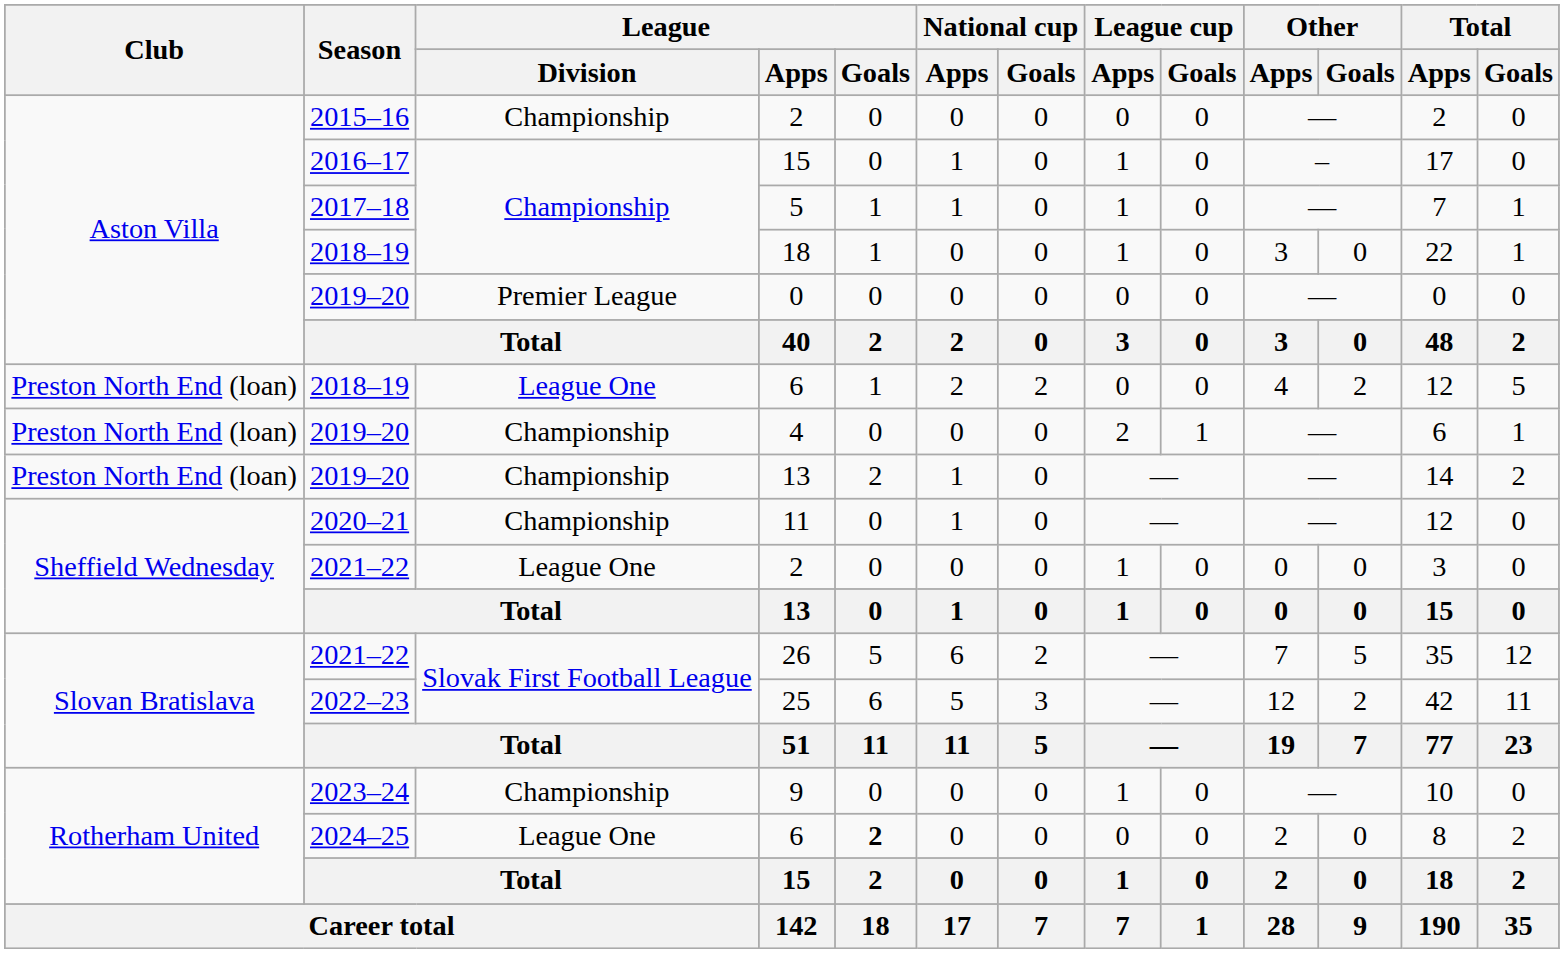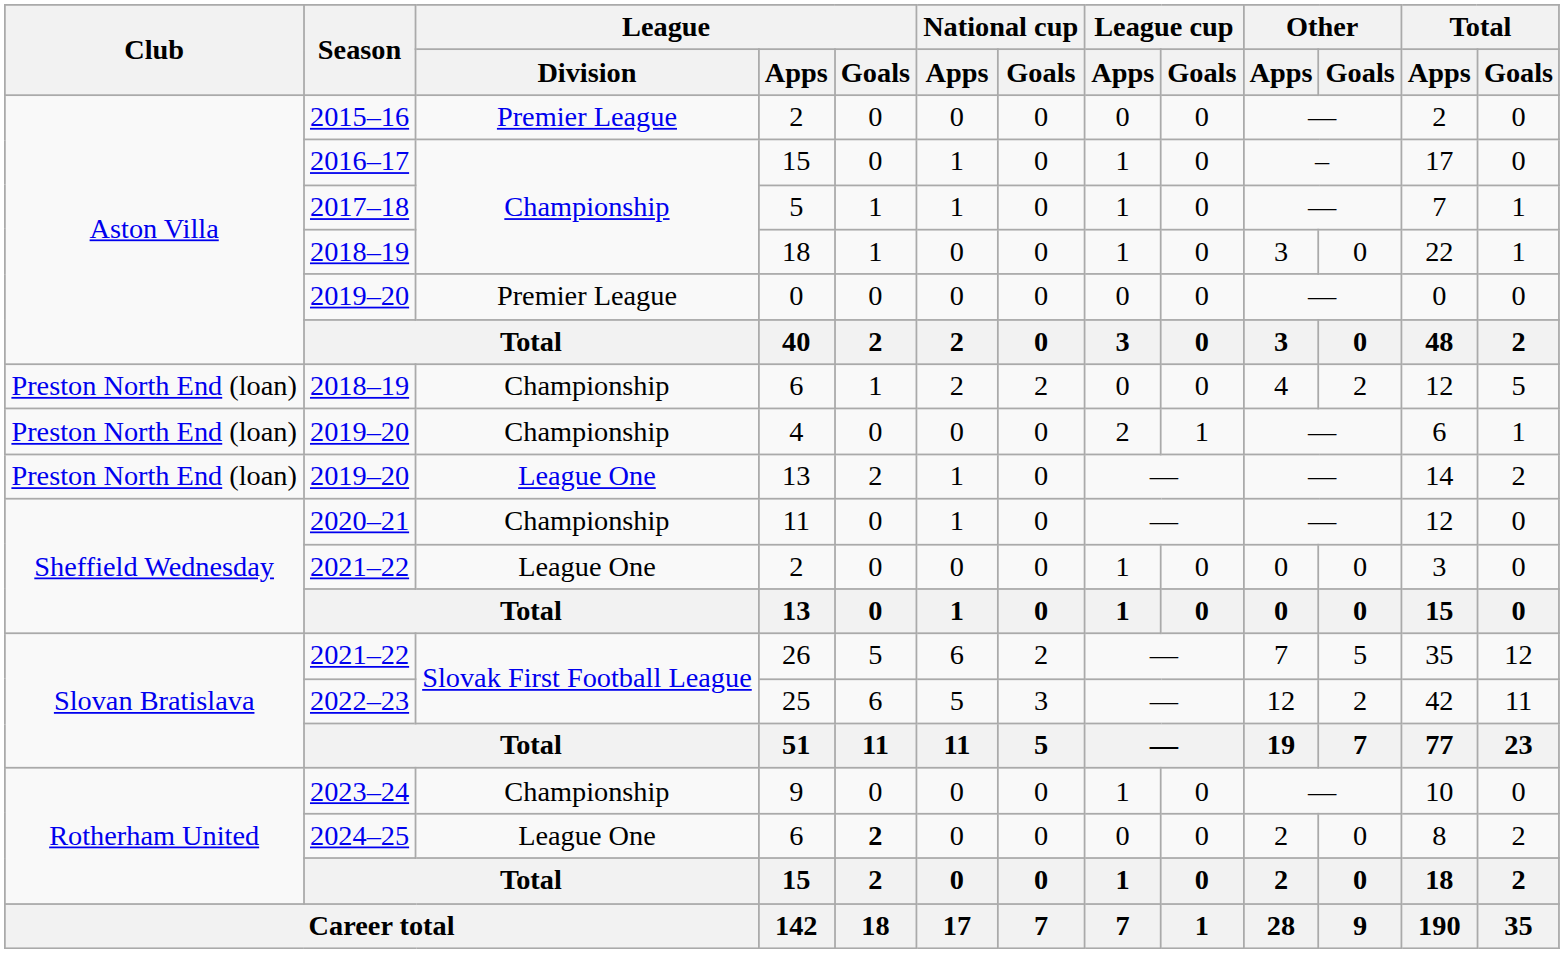(587, 116) Championship -> (587, 116) Premier League
(587, 386) League One -> (587, 386) Championship
(587, 476) Championship -> (587, 476) League One
